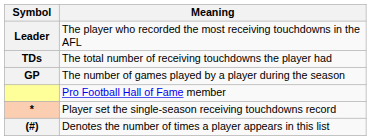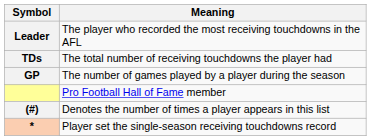rows swapped: (32, 110) <-> (32, 127)
